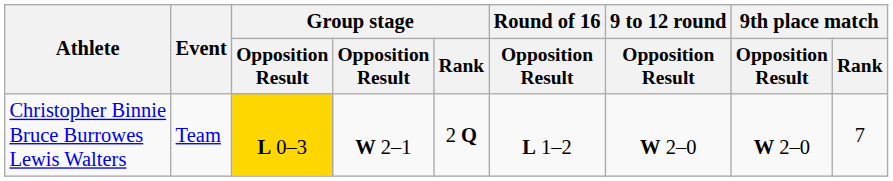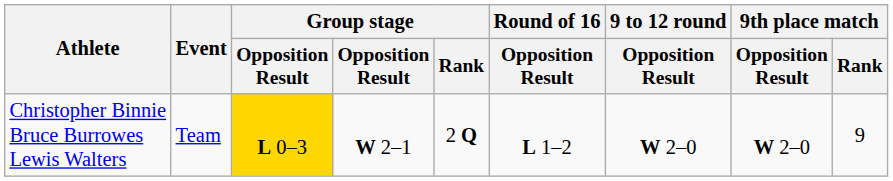(860, 134) 7 -> (860, 134) 9
